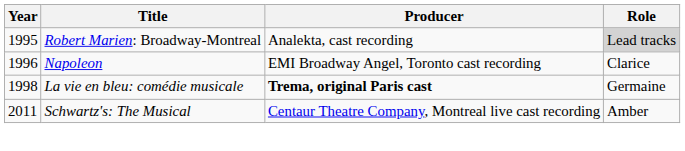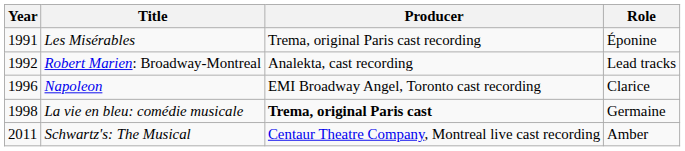+ row: (90, 39)
(23, 39) 1995 -> (23, 63) 1992
(641, 39) lightgrey background -> (641, 63) no background
